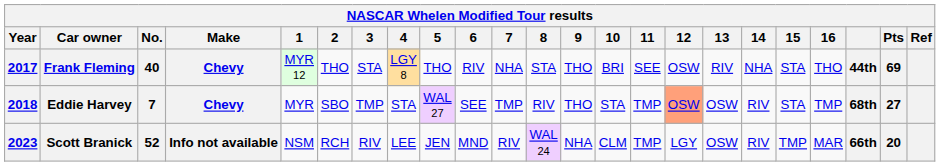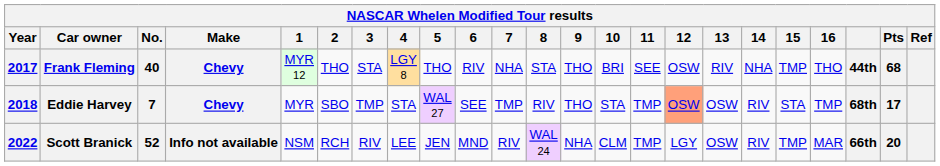(793, 67) STA -> (793, 67) TMP
(894, 67) 69 -> (894, 67) 68
(894, 105) 27 -> (894, 105) 17
(23, 142) 2023 -> (23, 142) 2022
